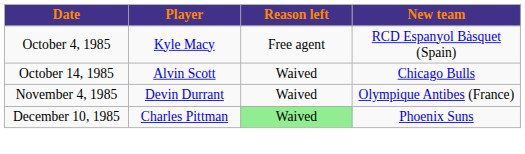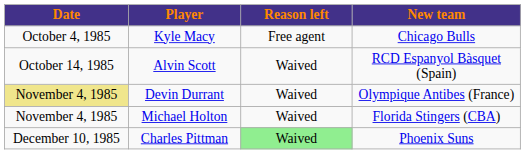(436, 44) RCD Espanyol Bàsquet (Spain) -> (436, 36) Chicago Bulls
(436, 73) Chicago Bulls -> (436, 66) RCD Espanyol Bàsquet (Spain)
(66, 95) no background -> (66, 95) khaki background
+ row: (184, 116)
